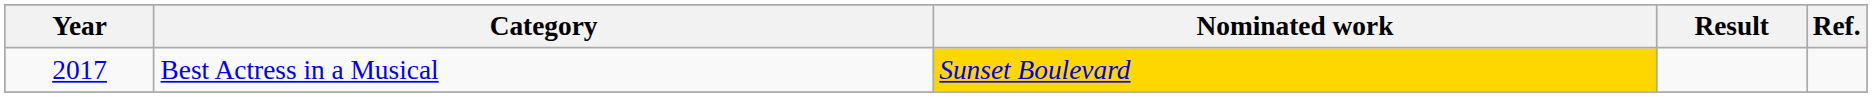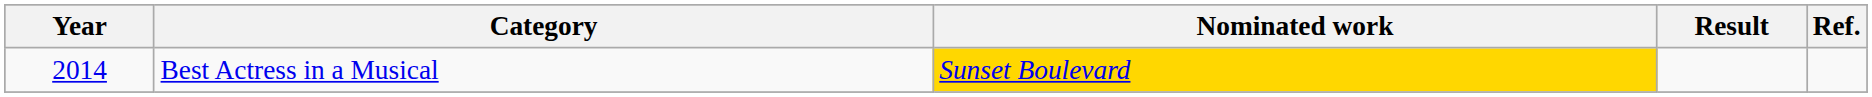(80, 69) 2017 -> (80, 69) 2014
